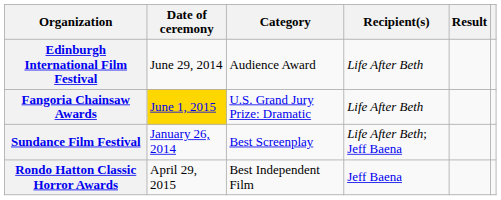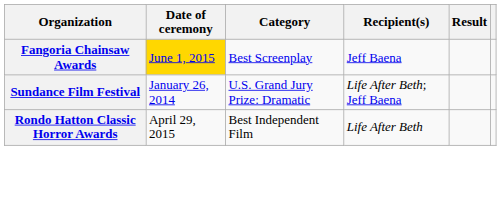- row: (76, 64)
(272, 106) U.S. Grand Jury Prize: Dramatic -> (270, 57) Best Screenplay
(385, 106) Life After Beth -> (374, 57) Jeff Baena
(271, 142) Best Screenplay -> (271, 92) U.S. Grand Jury Prize: Dramatic
(375, 177) Jeff Baena -> (385, 127) Life After Beth
